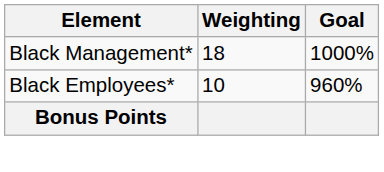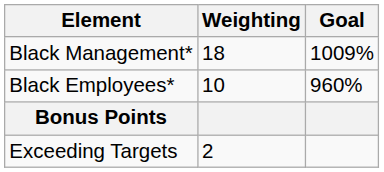(342, 53) 1000% -> (342, 53) 1009%
+ row: (93, 150)
